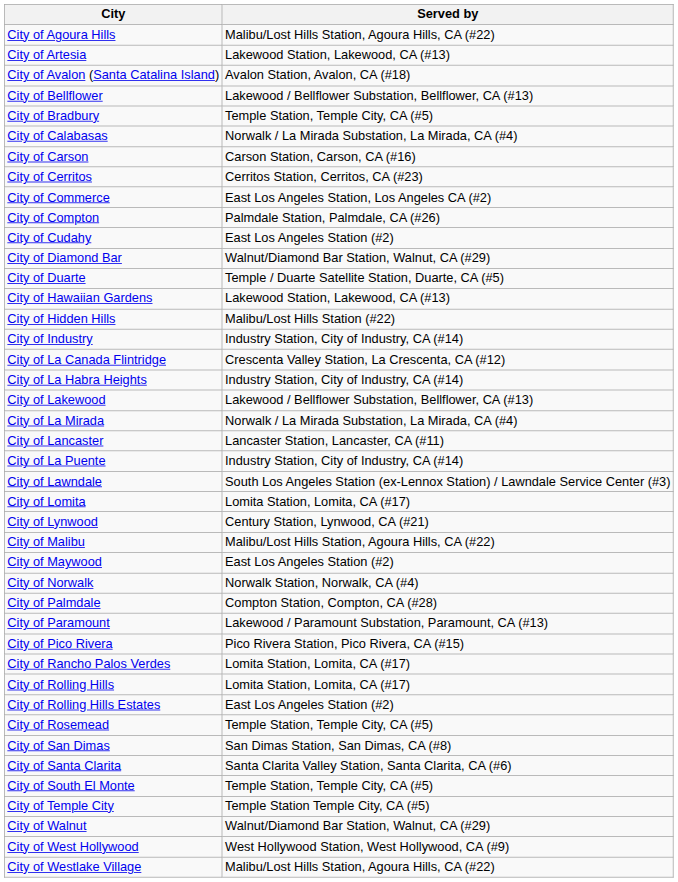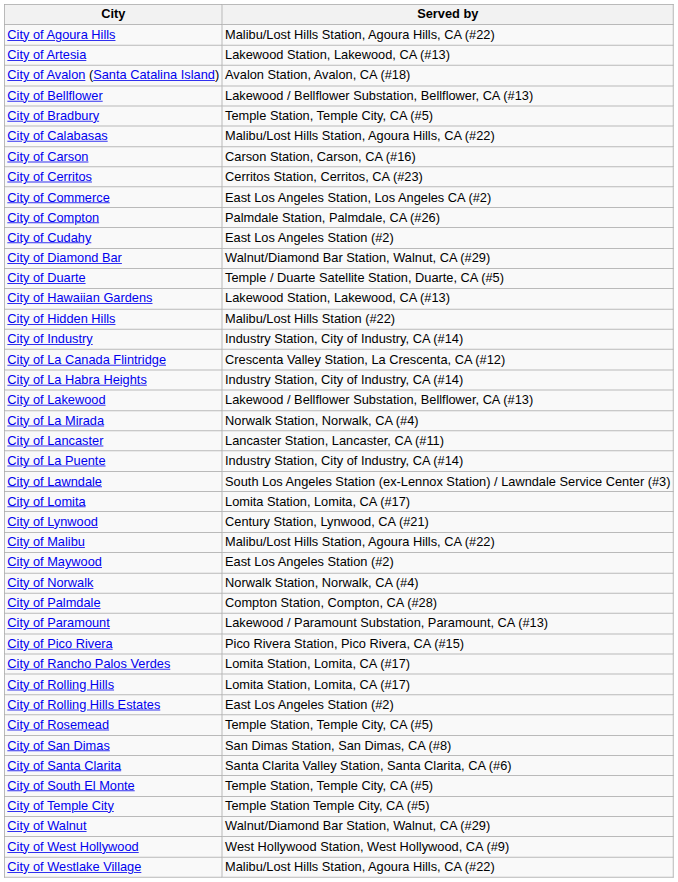(371, 136) Norwalk / La Mirada Substation, La Mirada, CA (#4) -> (360, 136) Malibu/Lost Hills Station, Agoura Hills, CA (#22)
(371, 420) Norwalk / La Mirada Substation, La Mirada, CA (#4) -> (322, 420) Norwalk Station, Norwalk, CA (#4)
